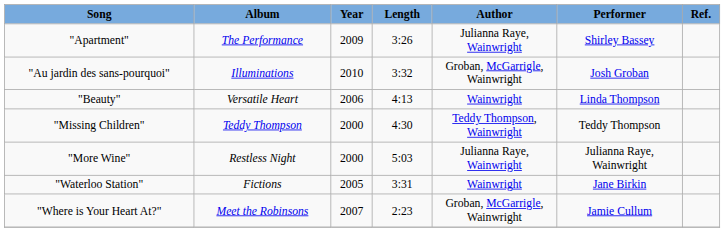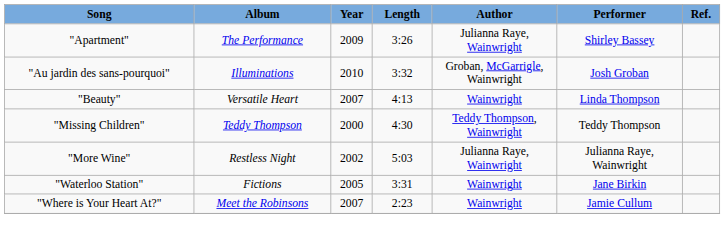(352, 99) 2006 -> (352, 99) 2007
(352, 158) 2000 -> (352, 158) 2002
(494, 210) Groban, McGarrigle, Wainwright -> (494, 203) Wainwright
